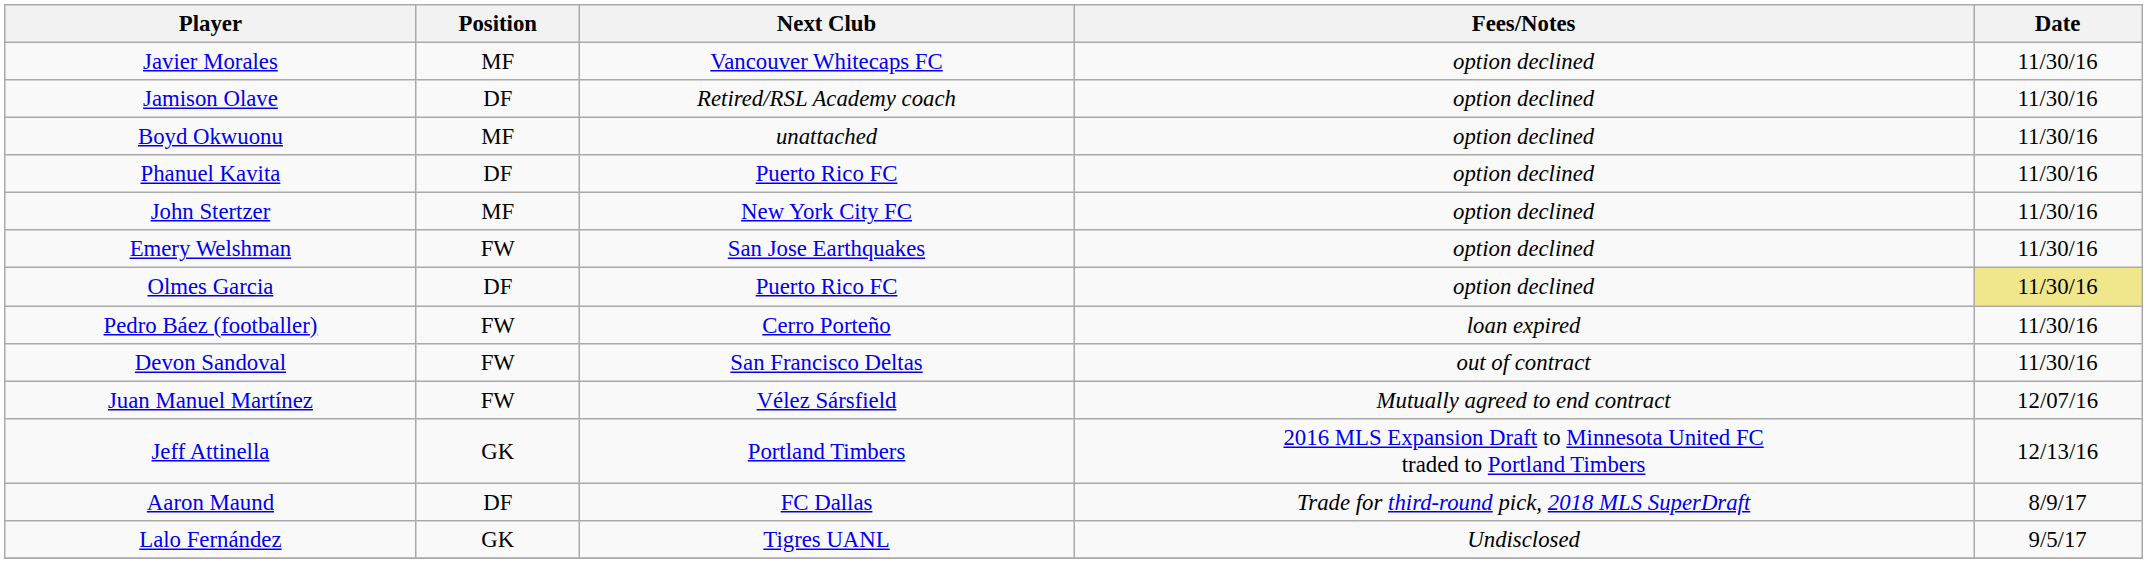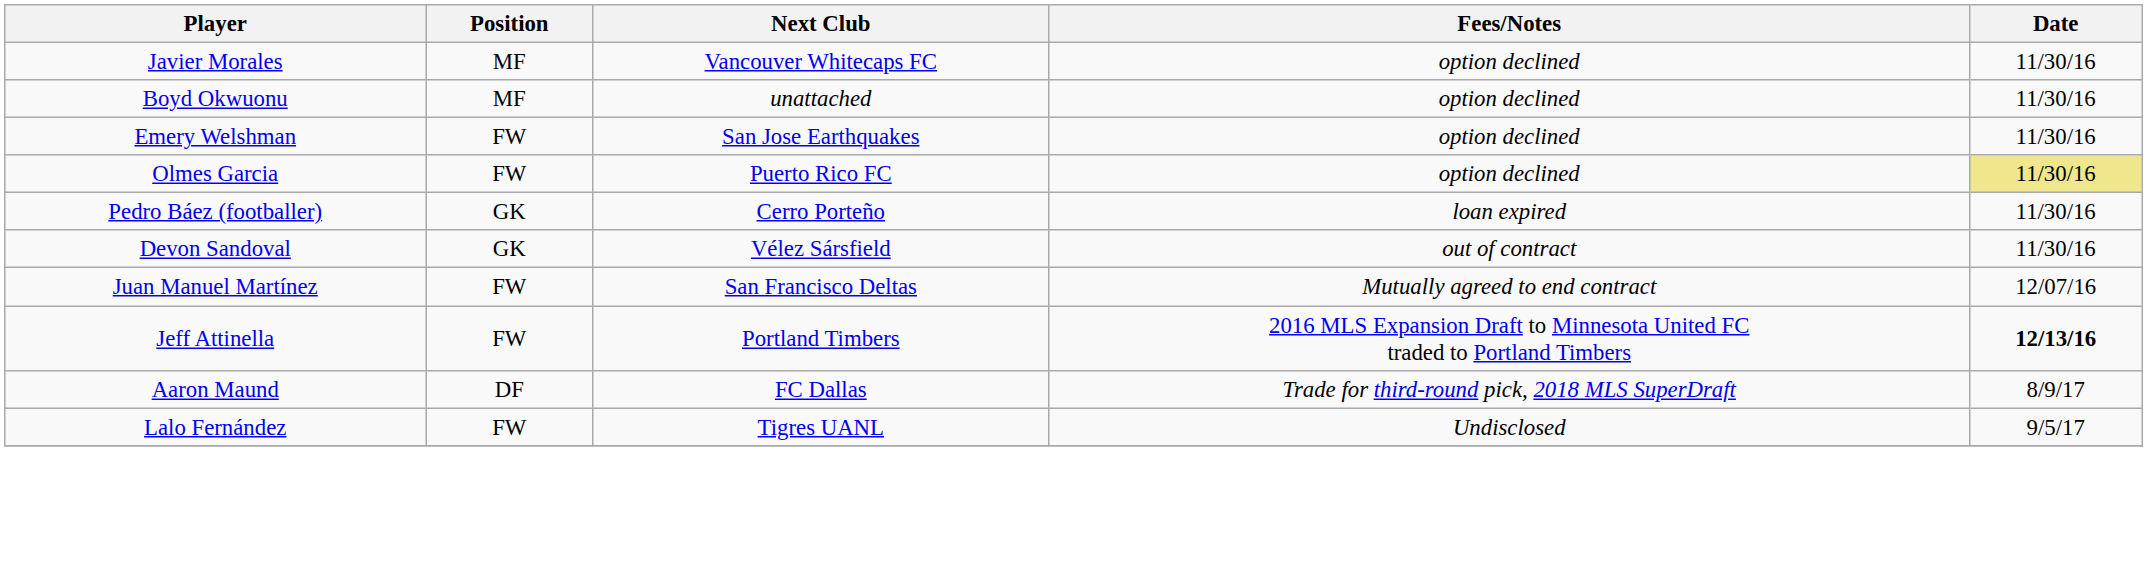- row: (210, 98)
- row: (210, 173)
- row: (210, 211)
(498, 286) DF -> (509, 173) FW
(498, 324) FW -> (509, 211) GK
(498, 361) FW -> (509, 249) GK
(827, 361) San Francisco Deltas -> (821, 249) Vélez Sársfield
(827, 399) Vélez Sársfield -> (821, 286) San Francisco Deltas
(498, 450) GK -> (509, 337) FW
(2058, 450) normal -> (2056, 337) bold
(498, 539) GK -> (509, 426) FW
